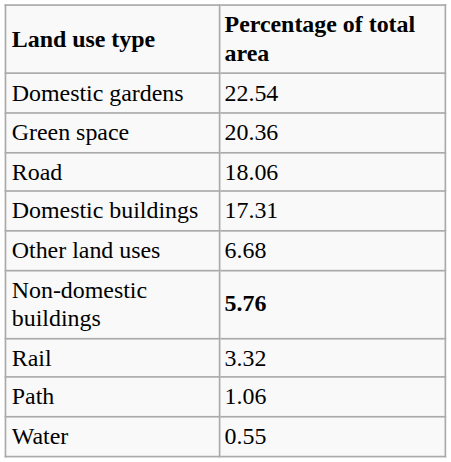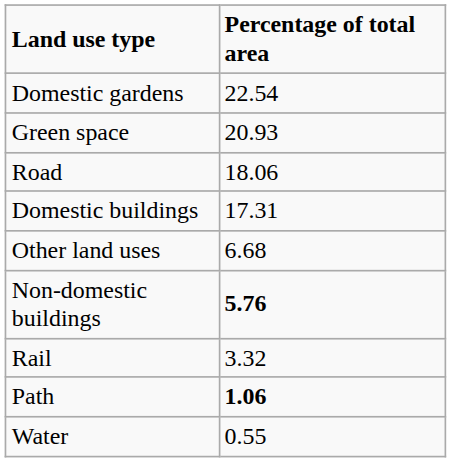(251, 132) 20.36 -> (251, 132) 20.93
(245, 396) normal -> (245, 396) bold
